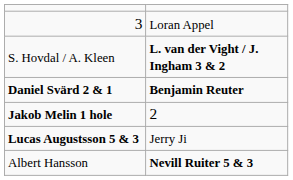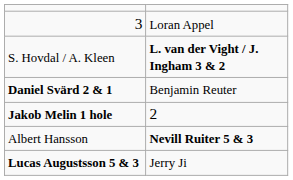(197, 89) bold -> (193, 90) normal
rows swapped: (48, 163) <-> (73, 139)
